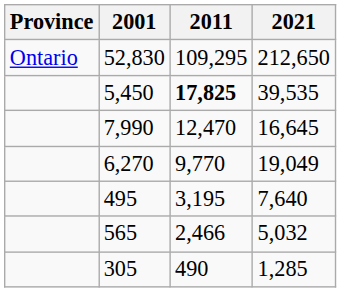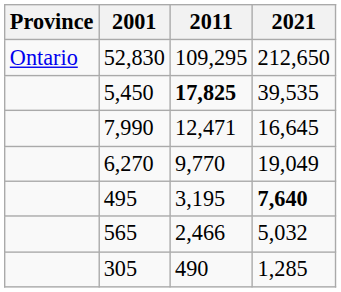(206, 127) 12,470 -> (206, 127) 12,471
(283, 198) normal -> (283, 198) bold
